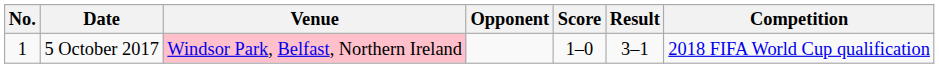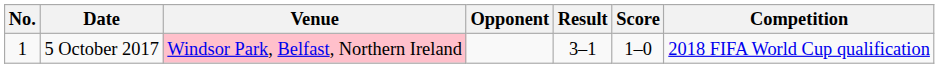columns swapped: (579, 19) <-> (635, 19)
